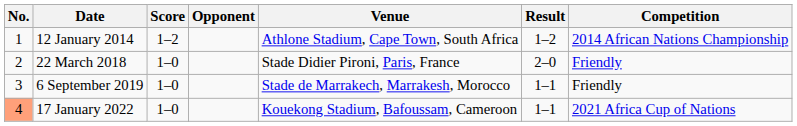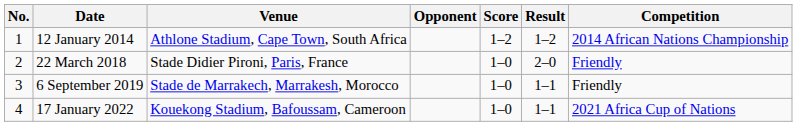columns swapped: (390, 16) <-> (168, 16)
(19, 109) lightsalmon background -> (19, 109) no background
